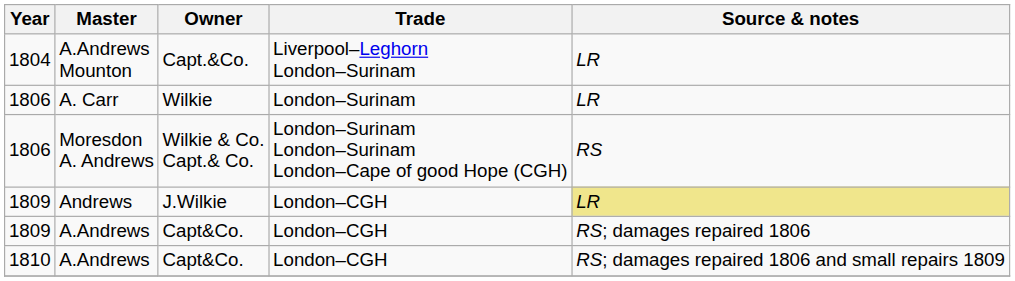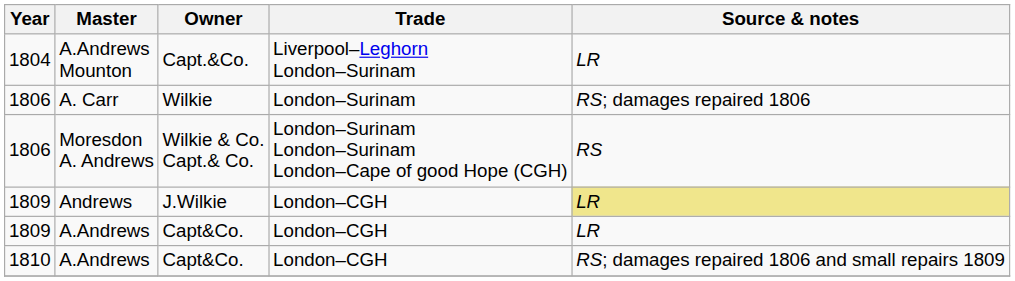(588, 99) LR -> (693, 99) RS; damages repaired 1806
(693, 230) RS; damages repaired 1806 -> (588, 230) LR
